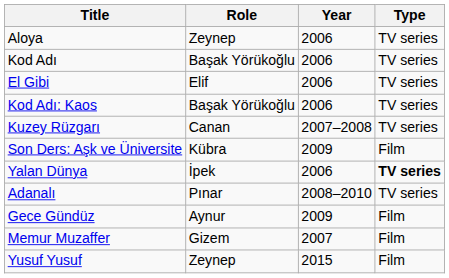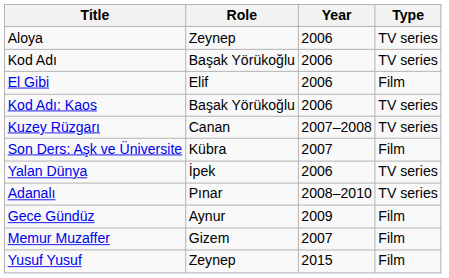(408, 82) TV series -> (392, 82) Film
(317, 149) 2009 -> (317, 149) 2007
(410, 171) bold -> (408, 171) normal
